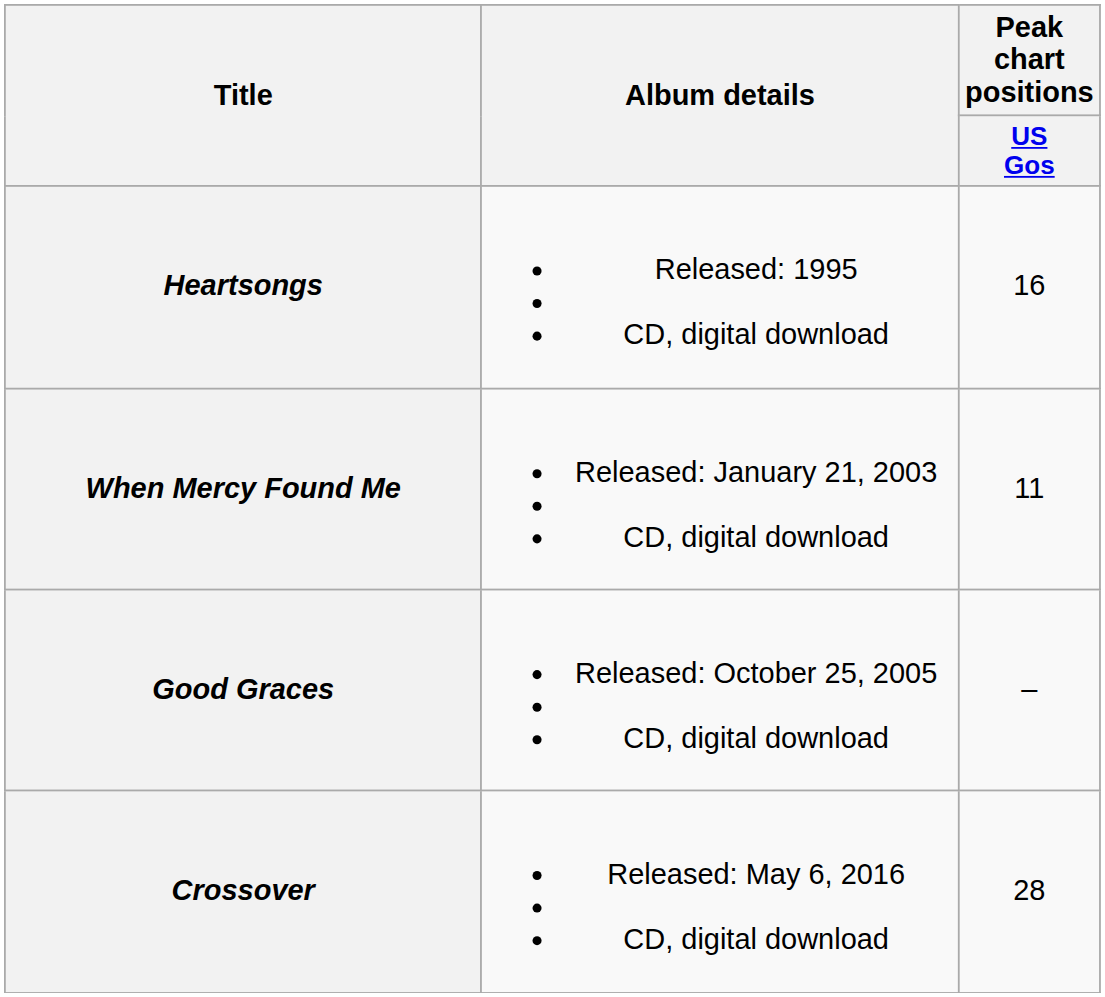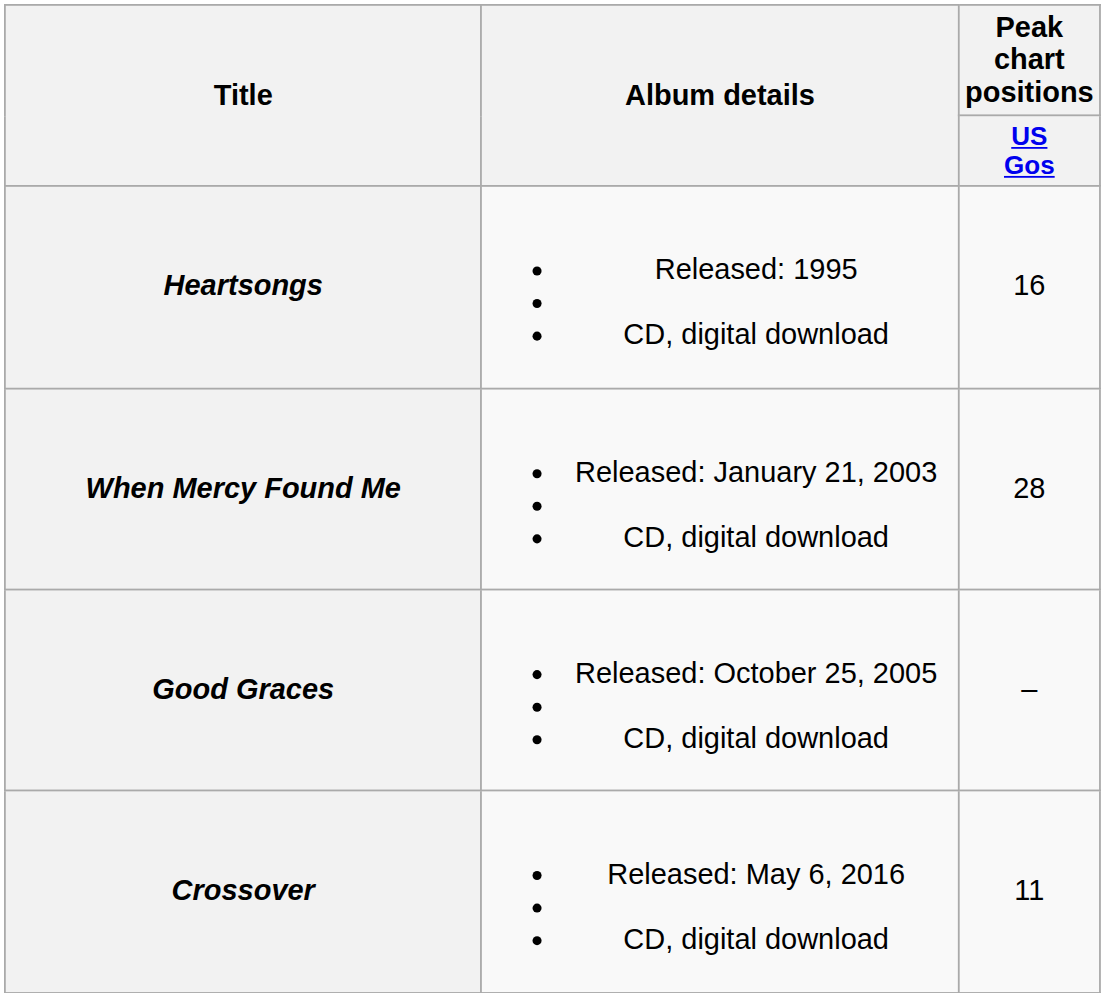(1029, 488) 11 -> (1029, 488) 28
(1029, 891) 28 -> (1029, 891) 11
